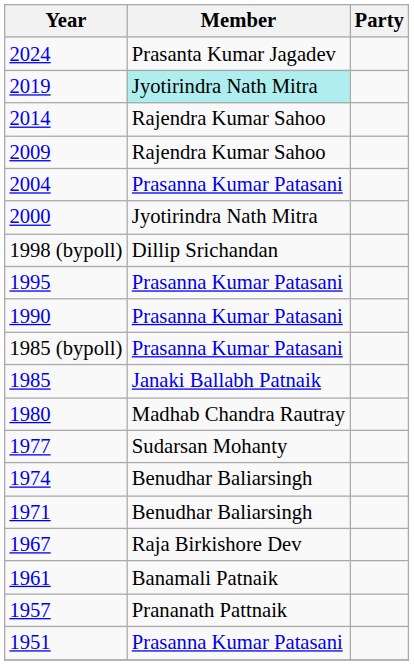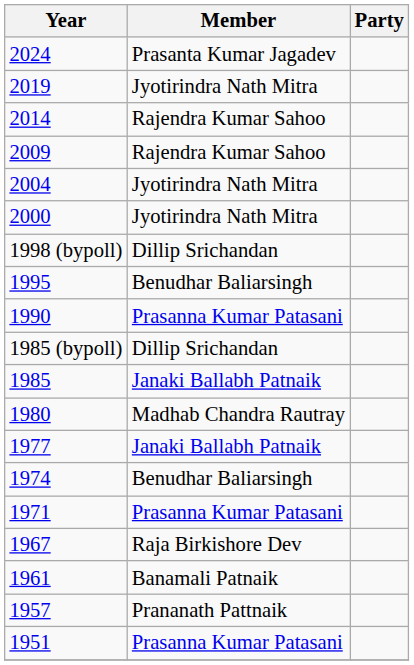(225, 86) paleturquoise background -> (225, 86) no background
(237, 184) Prasanna Kumar Patasani -> (225, 184) Jyotirindra Nath Mitra
(237, 282) Prasanna Kumar Patasani -> (222, 282) Benudhar Baliarsingh
(237, 348) Prasanna Kumar Patasani -> (205, 348) Dillip Srichandan
(210, 446) Sudarsan Mohanty -> (226, 446) Janaki Ballabh Patnaik
(222, 511) Benudhar Baliarsingh -> (237, 511) Prasanna Kumar Patasani
